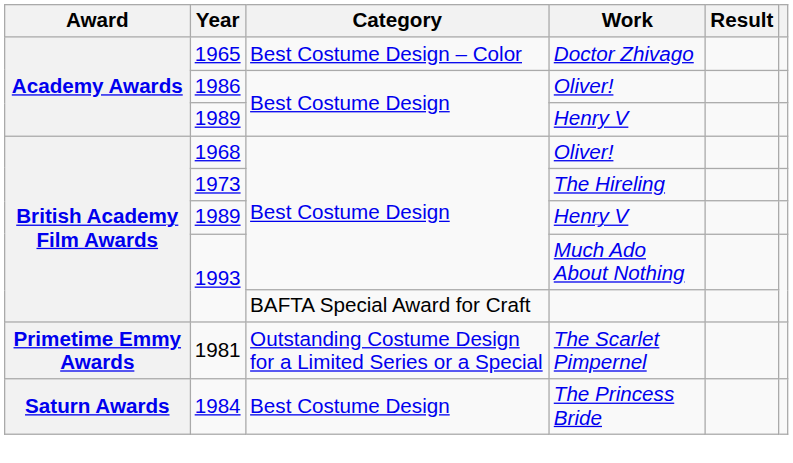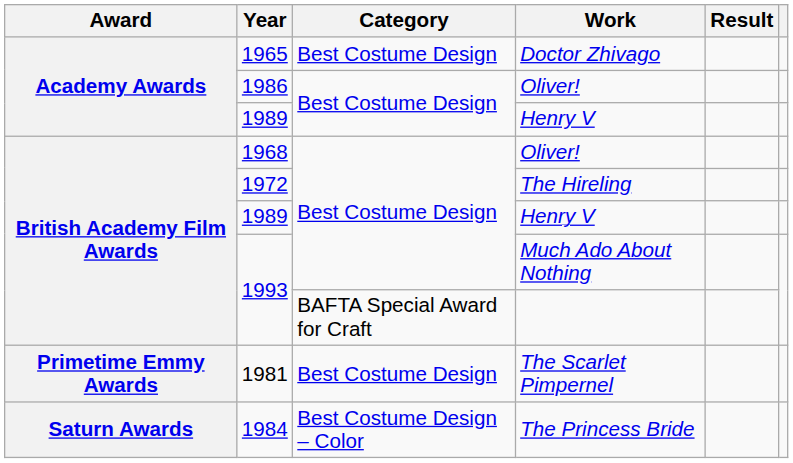(386, 53) Best Costume Design – Color -> (397, 53) Best Costume Design
(218, 184) 1973 -> (265, 184) 1972
(396, 350) Outstanding Costume Design for a Limited Series or a Special -> (397, 373) Best Costume Design
(350, 406) Best Costume Design -> (397, 429) Best Costume Design – Color
